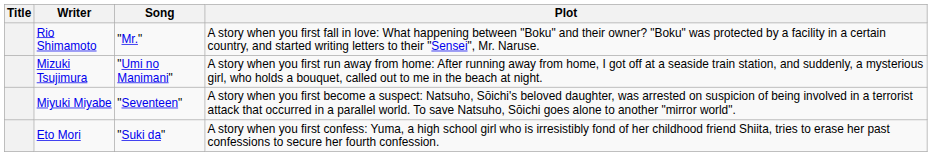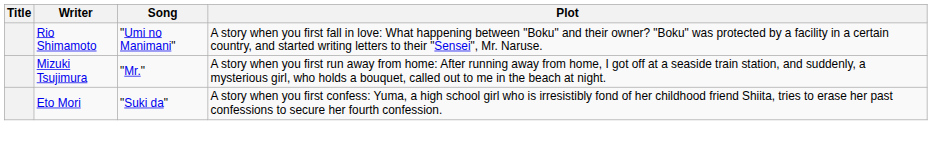(130, 39) "Mr." -> (148, 39) "Umi no Manimani"
(145, 71) "Umi no Manimani" -> (132, 71) "Mr."
- row: (74, 103)
